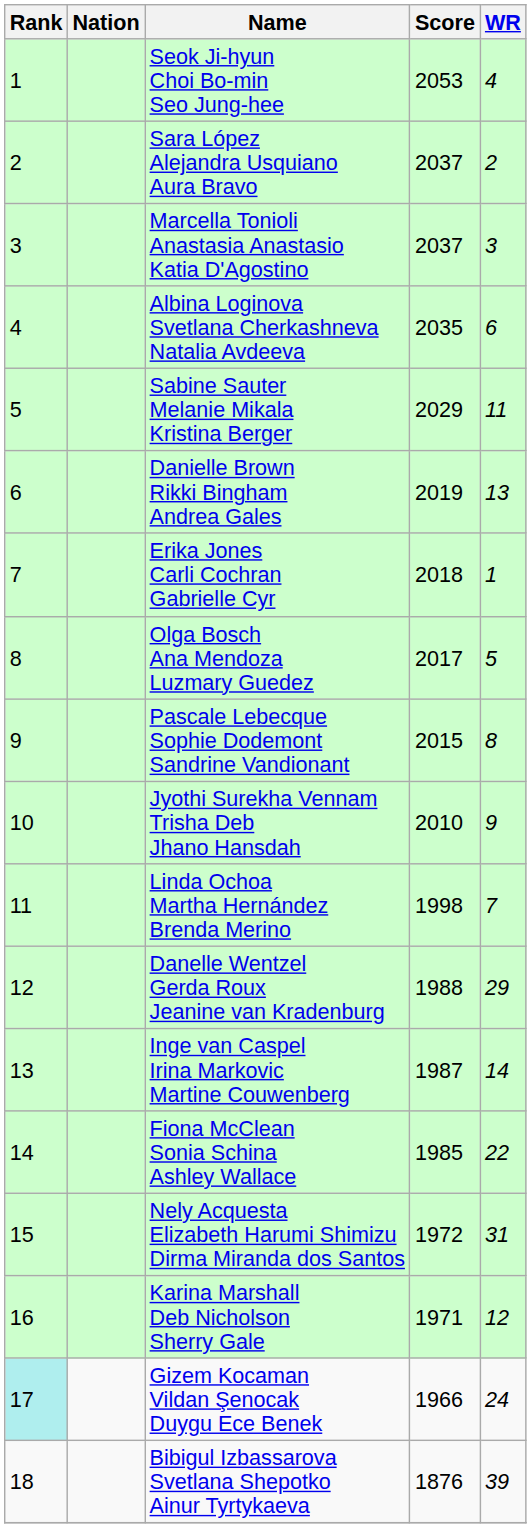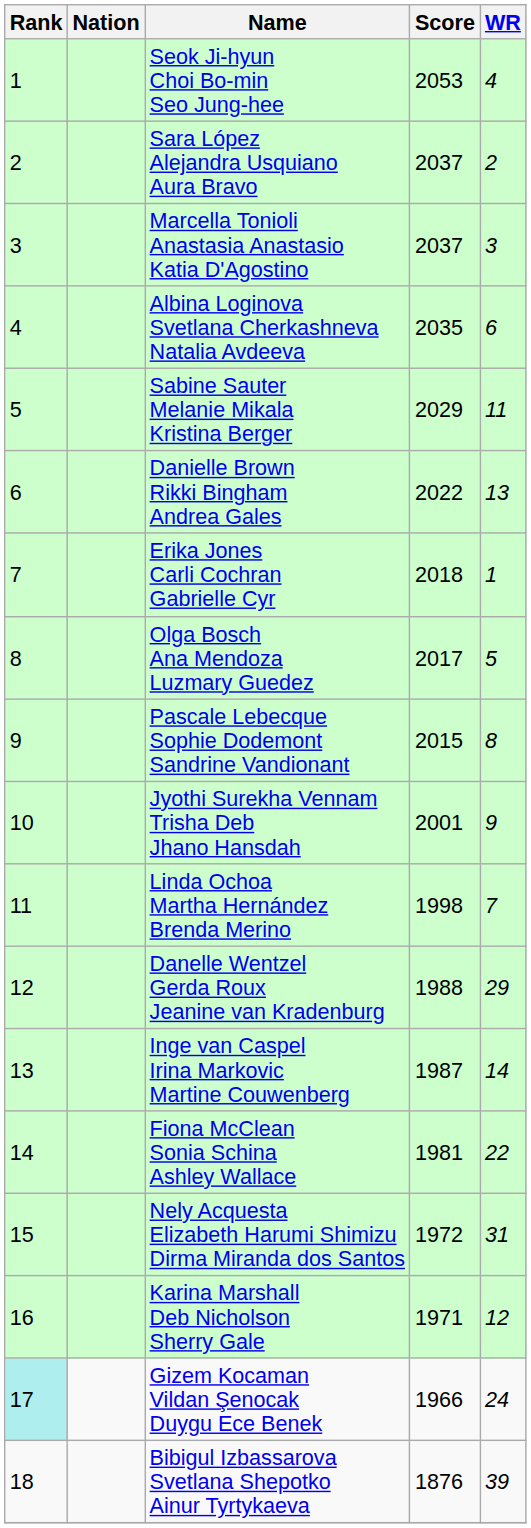(439, 493) 2019 -> (439, 493) 2022
(439, 822) 2010 -> (439, 822) 2001
(439, 1152) 1985 -> (439, 1152) 1981
